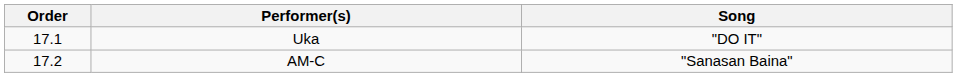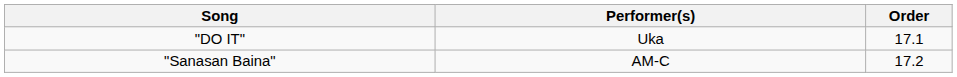columns swapped: (48, 16) <-> (737, 16)
